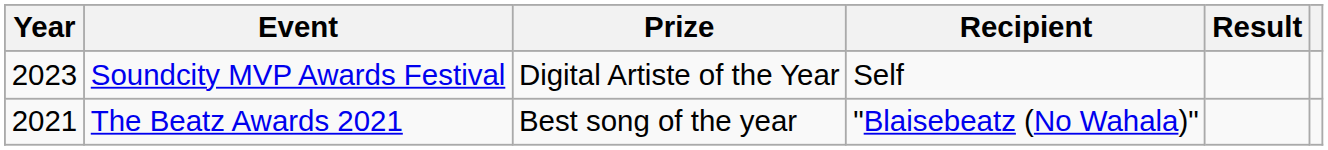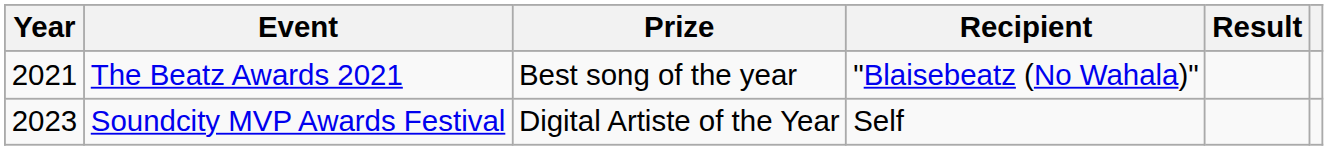rows swapped: (247, 121) <-> (298, 74)
